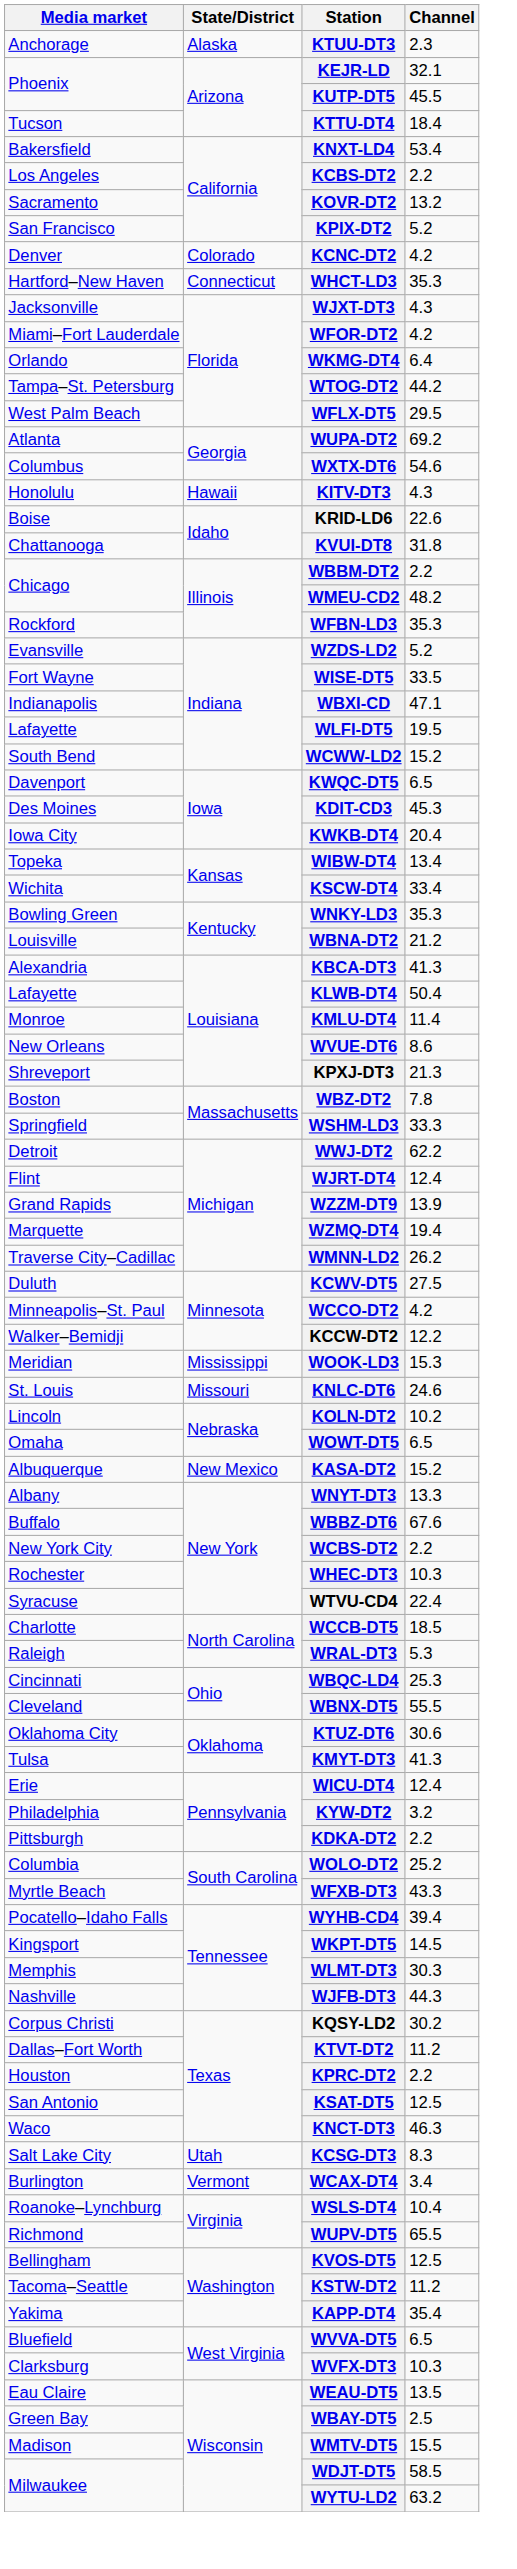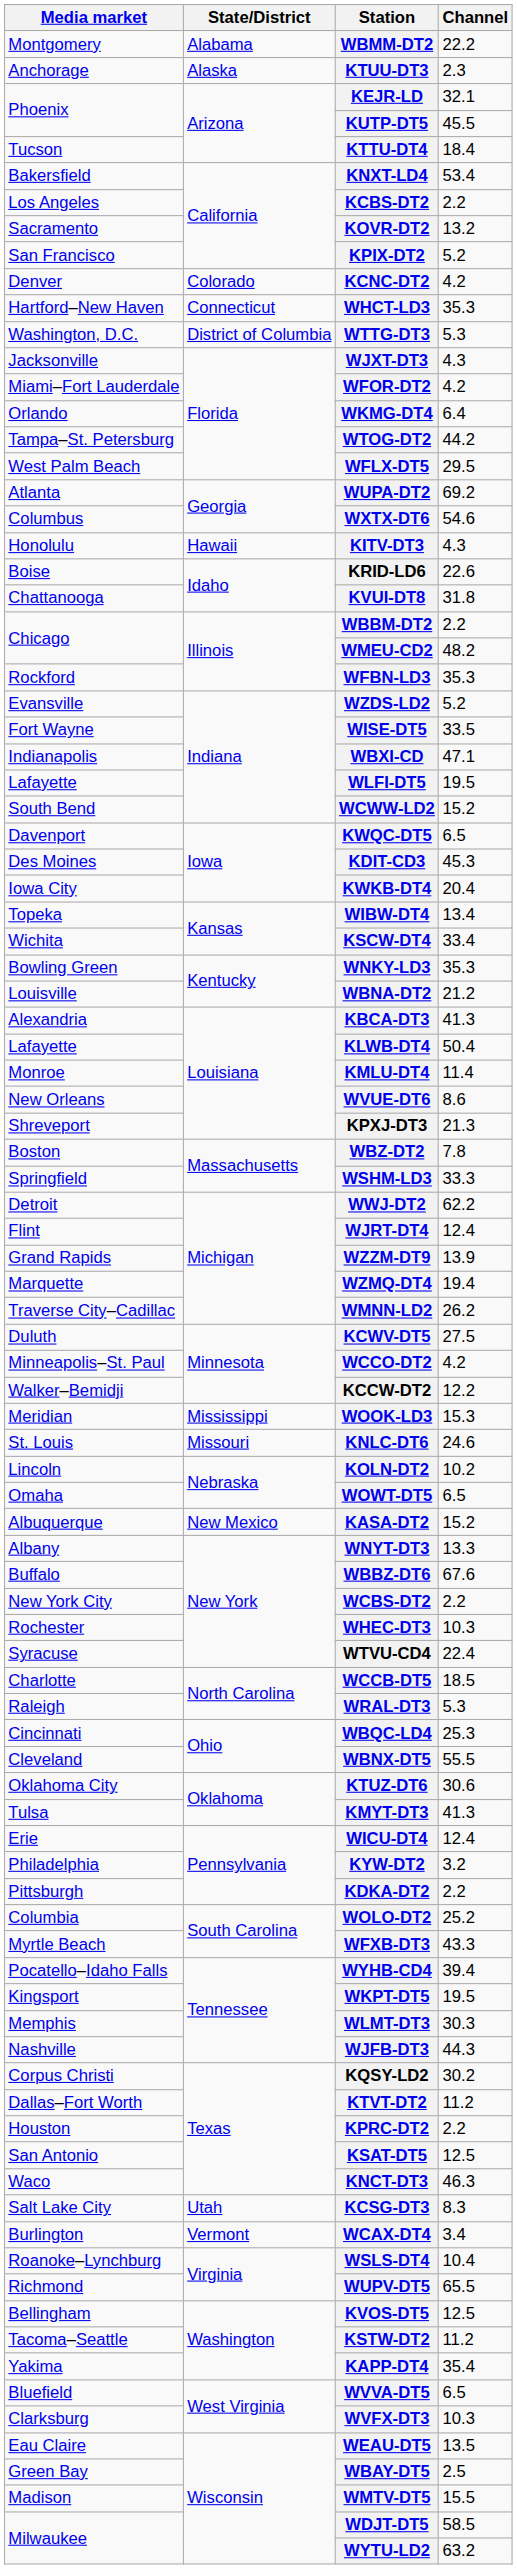+ row: (387, 44)
+ row: (387, 334)
(425, 1944) 14.5 -> (459, 1996) 19.5
